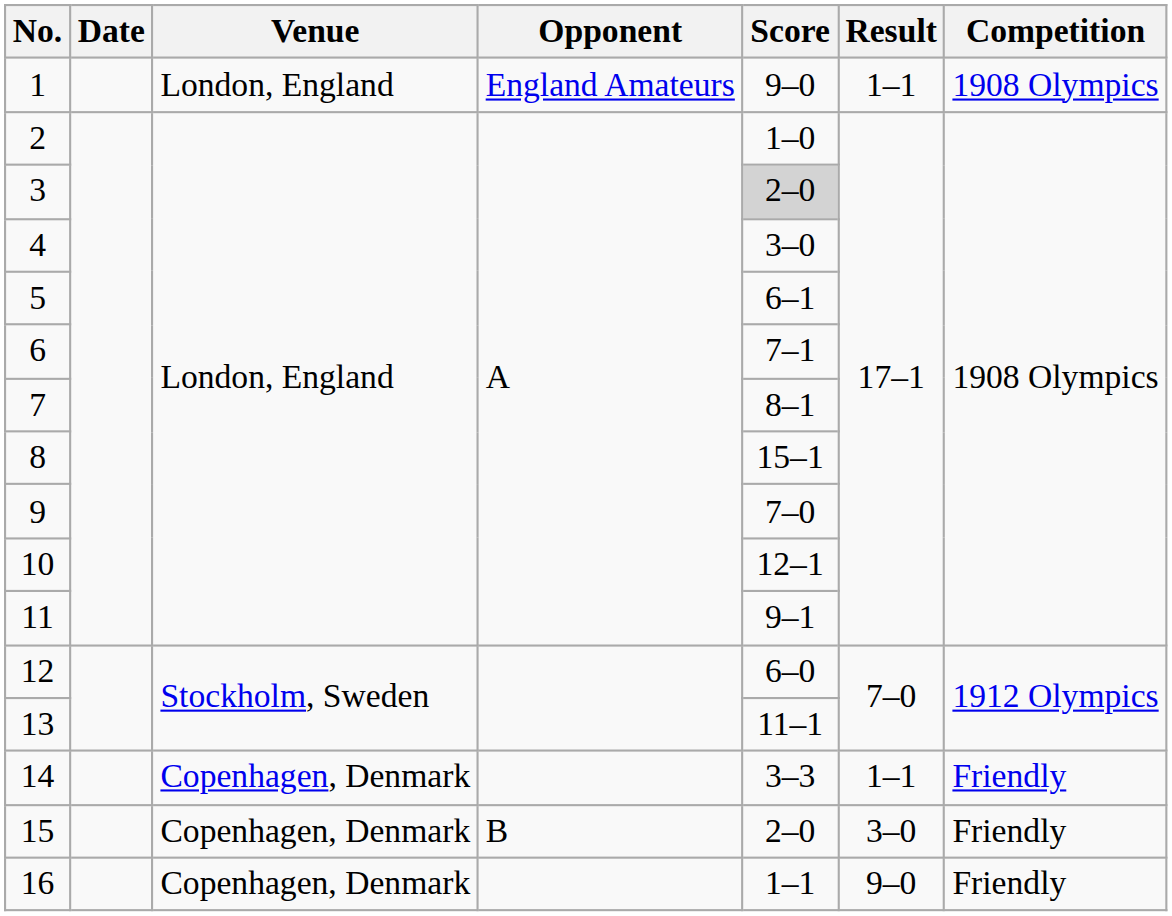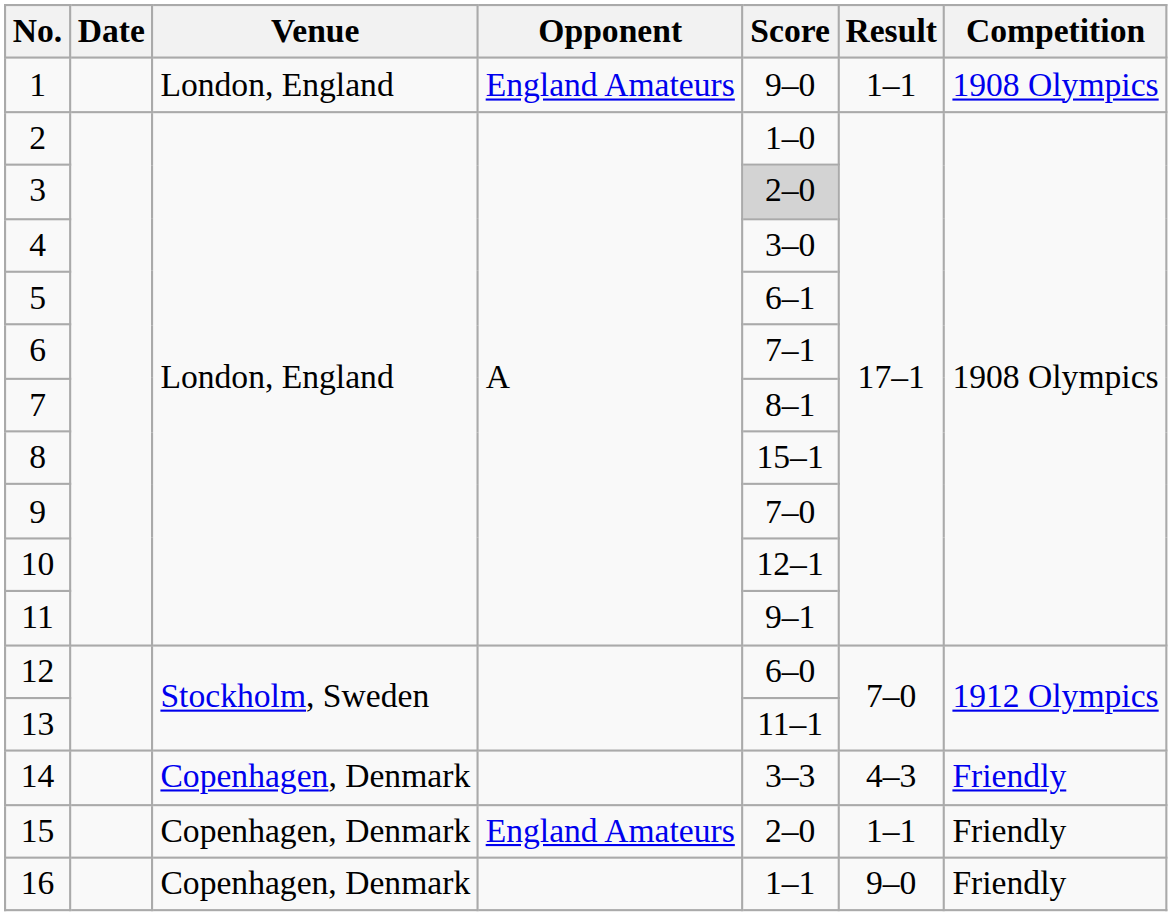(891, 777) 1–1 -> (891, 777) 4–3
(497, 830) B -> (610, 830) England Amateurs
(891, 830) 3–0 -> (891, 830) 1–1
